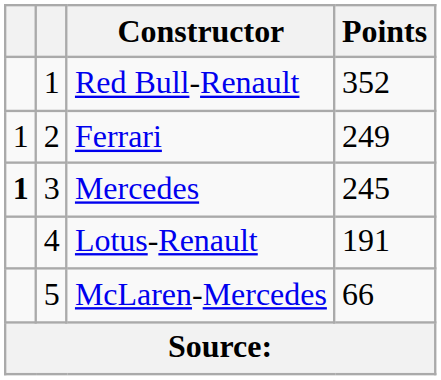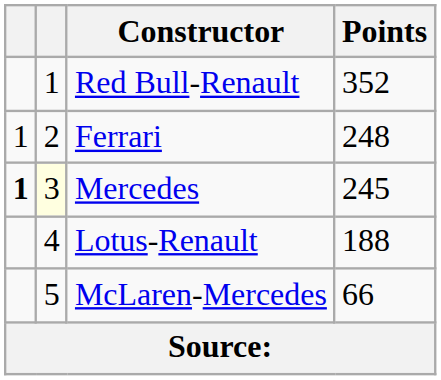(366, 135) 249 -> (366, 135) 248
(52, 188) no background -> (52, 188) lightyellow background
(366, 241) 191 -> (366, 241) 188
